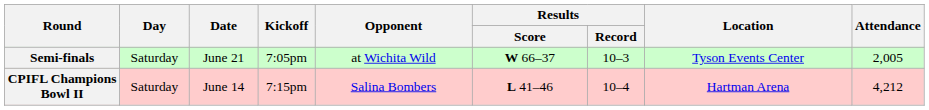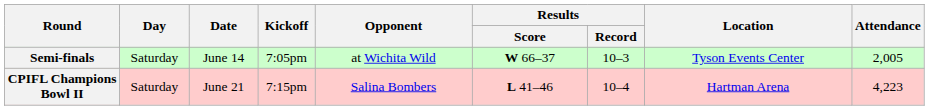(224, 57) June 21 -> (224, 57) June 14
(224, 86) June 14 -> (224, 86) June 21
(888, 86) 4,212 -> (888, 86) 4,223
